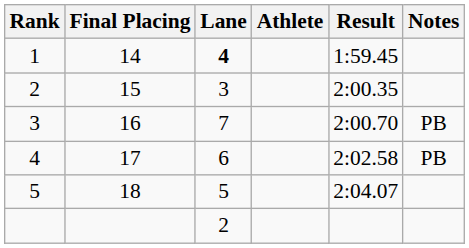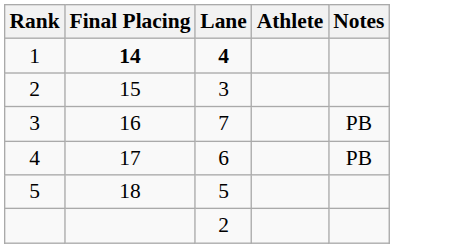- column: (366, 21)
(130, 55) normal -> (130, 55) bold
